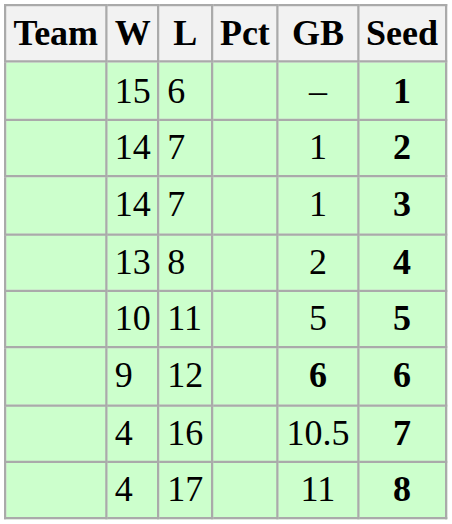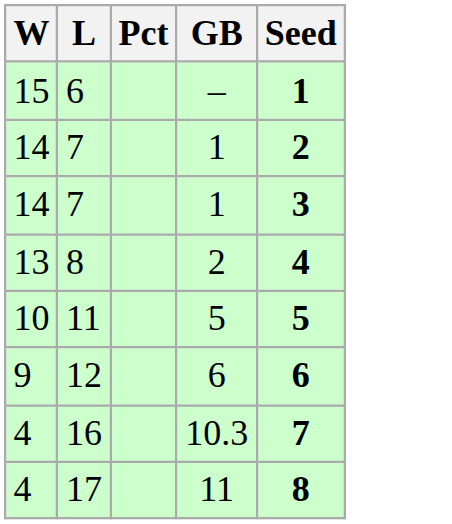- column: (56, 33)
(318, 375) bold -> (217, 375) normal
(318, 432) 10.5 -> (217, 432) 10.3
